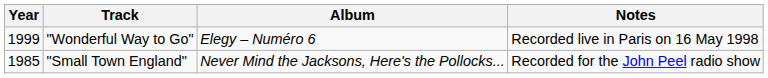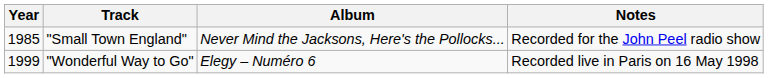rows swapped: (117, 61) <-> (120, 38)
